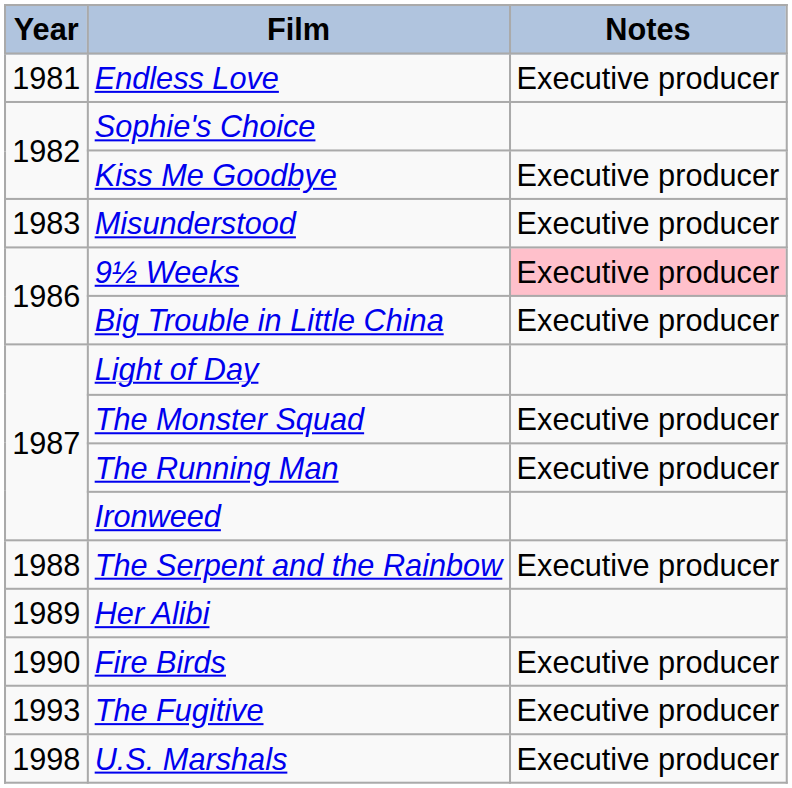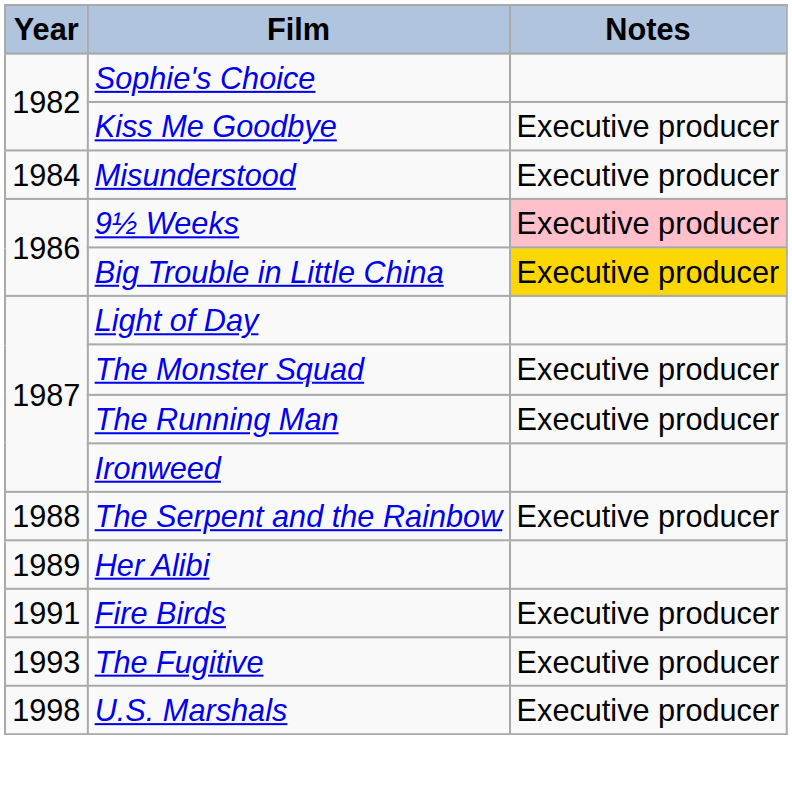- row: (187, 78)
(46, 224) 1983 -> (46, 175) 1984
(648, 321) no background -> (648, 273) gold background
(46, 661) 1990 -> (46, 613) 1991
